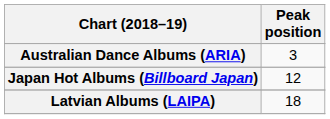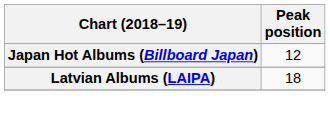- row: (133, 55)
